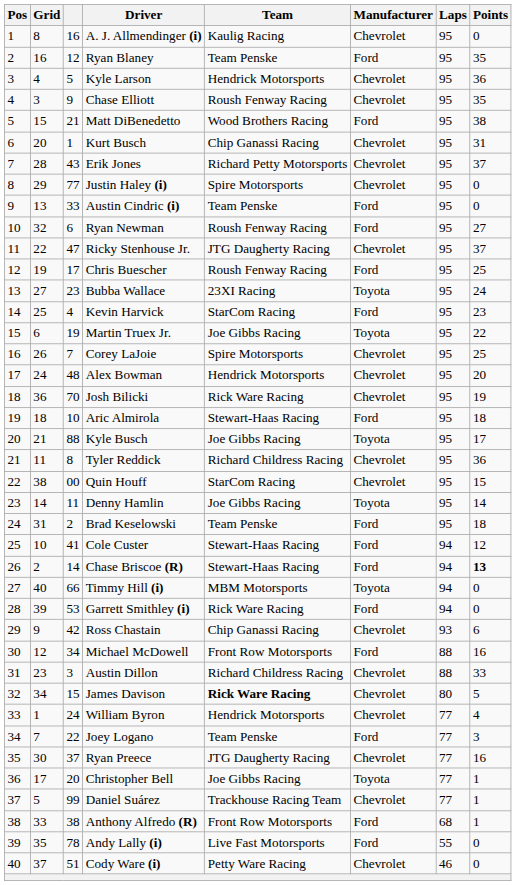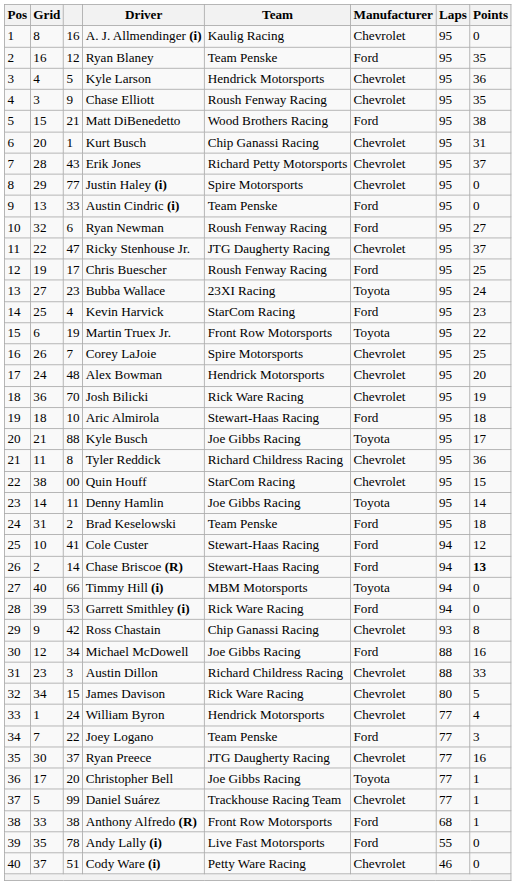(254, 332) Joe Gibbs Racing -> (270, 332) Front Row Motorsports
(476, 629) 6 -> (476, 629) 8
(270, 651) Front Row Motorsports -> (254, 651) Joe Gibbs Racing
(259, 693) bold -> (256, 693) normal
